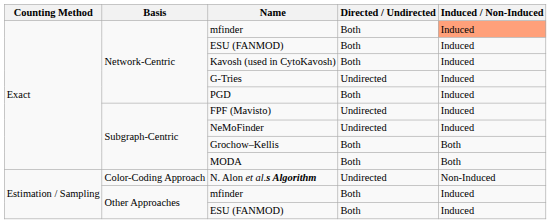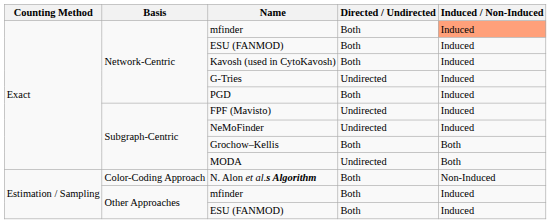(351, 161) Both -> (363, 161) Undirected
(363, 177) Undirected -> (351, 177) Both
